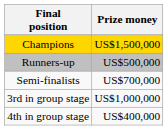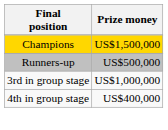- row: (48, 80)
